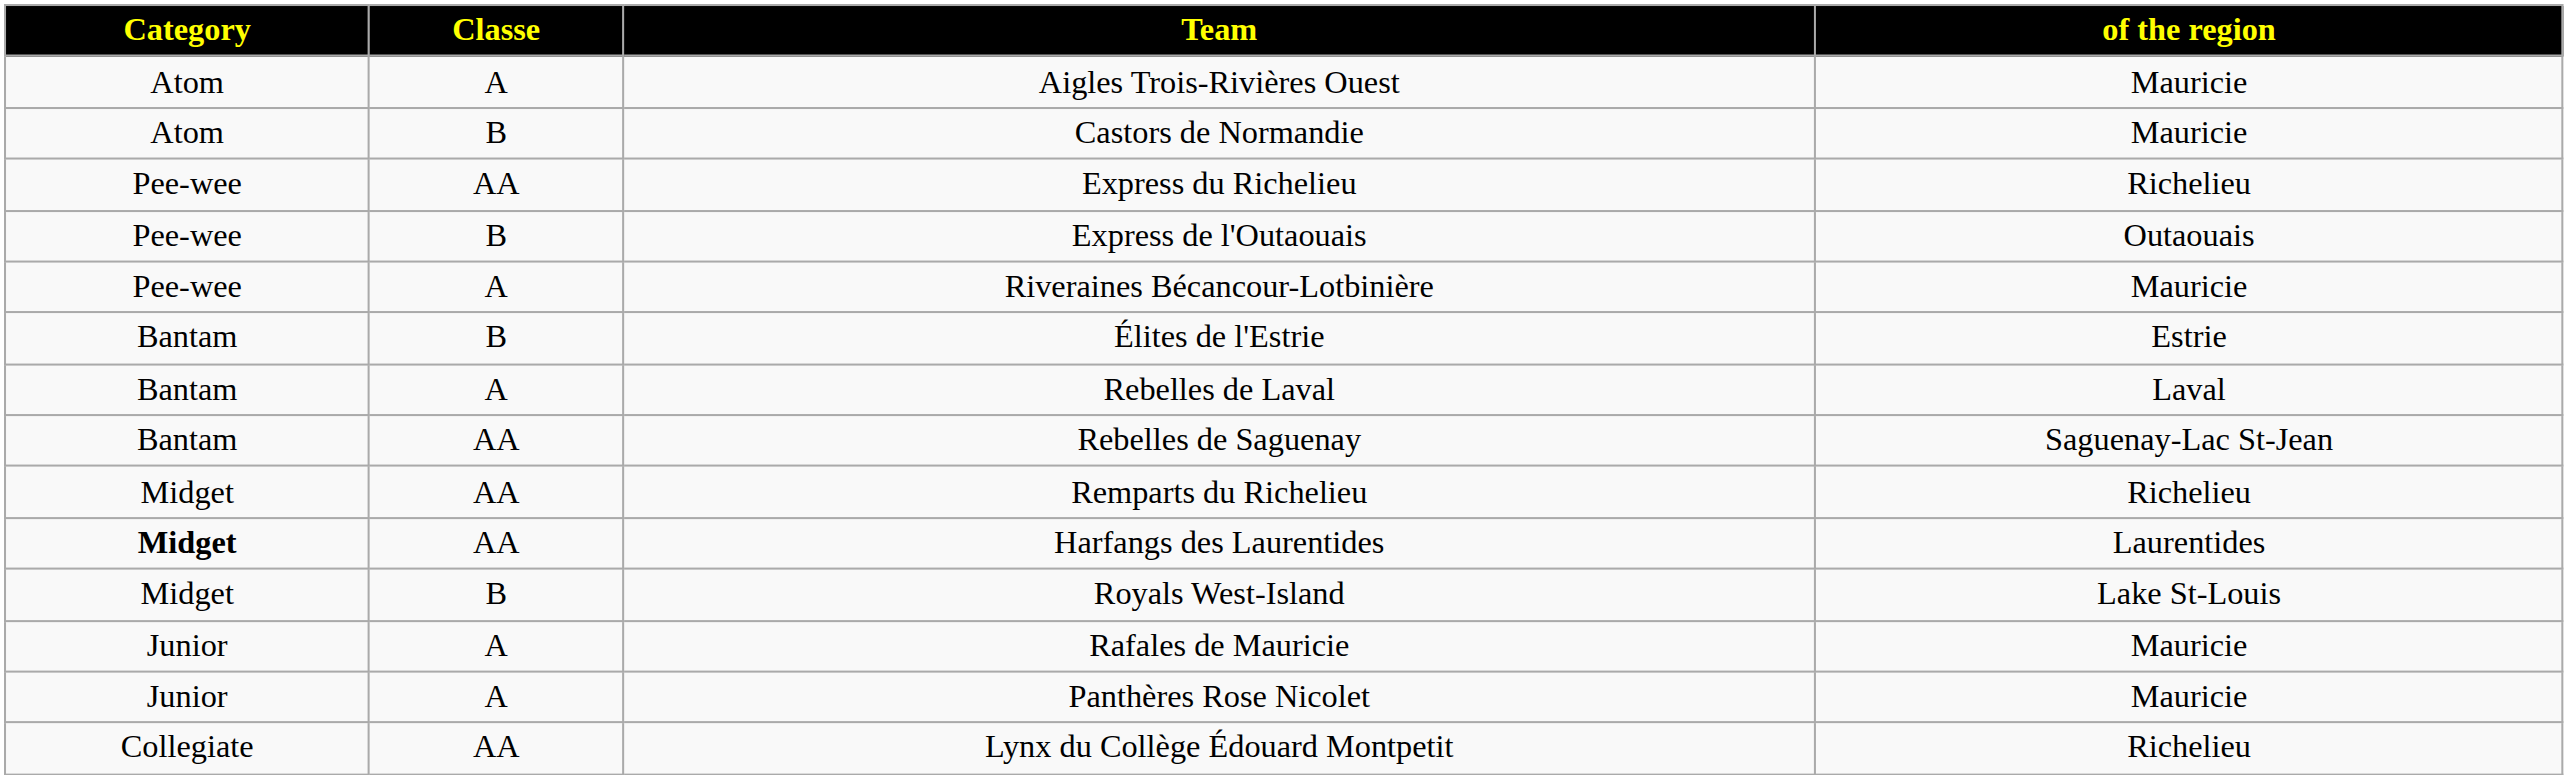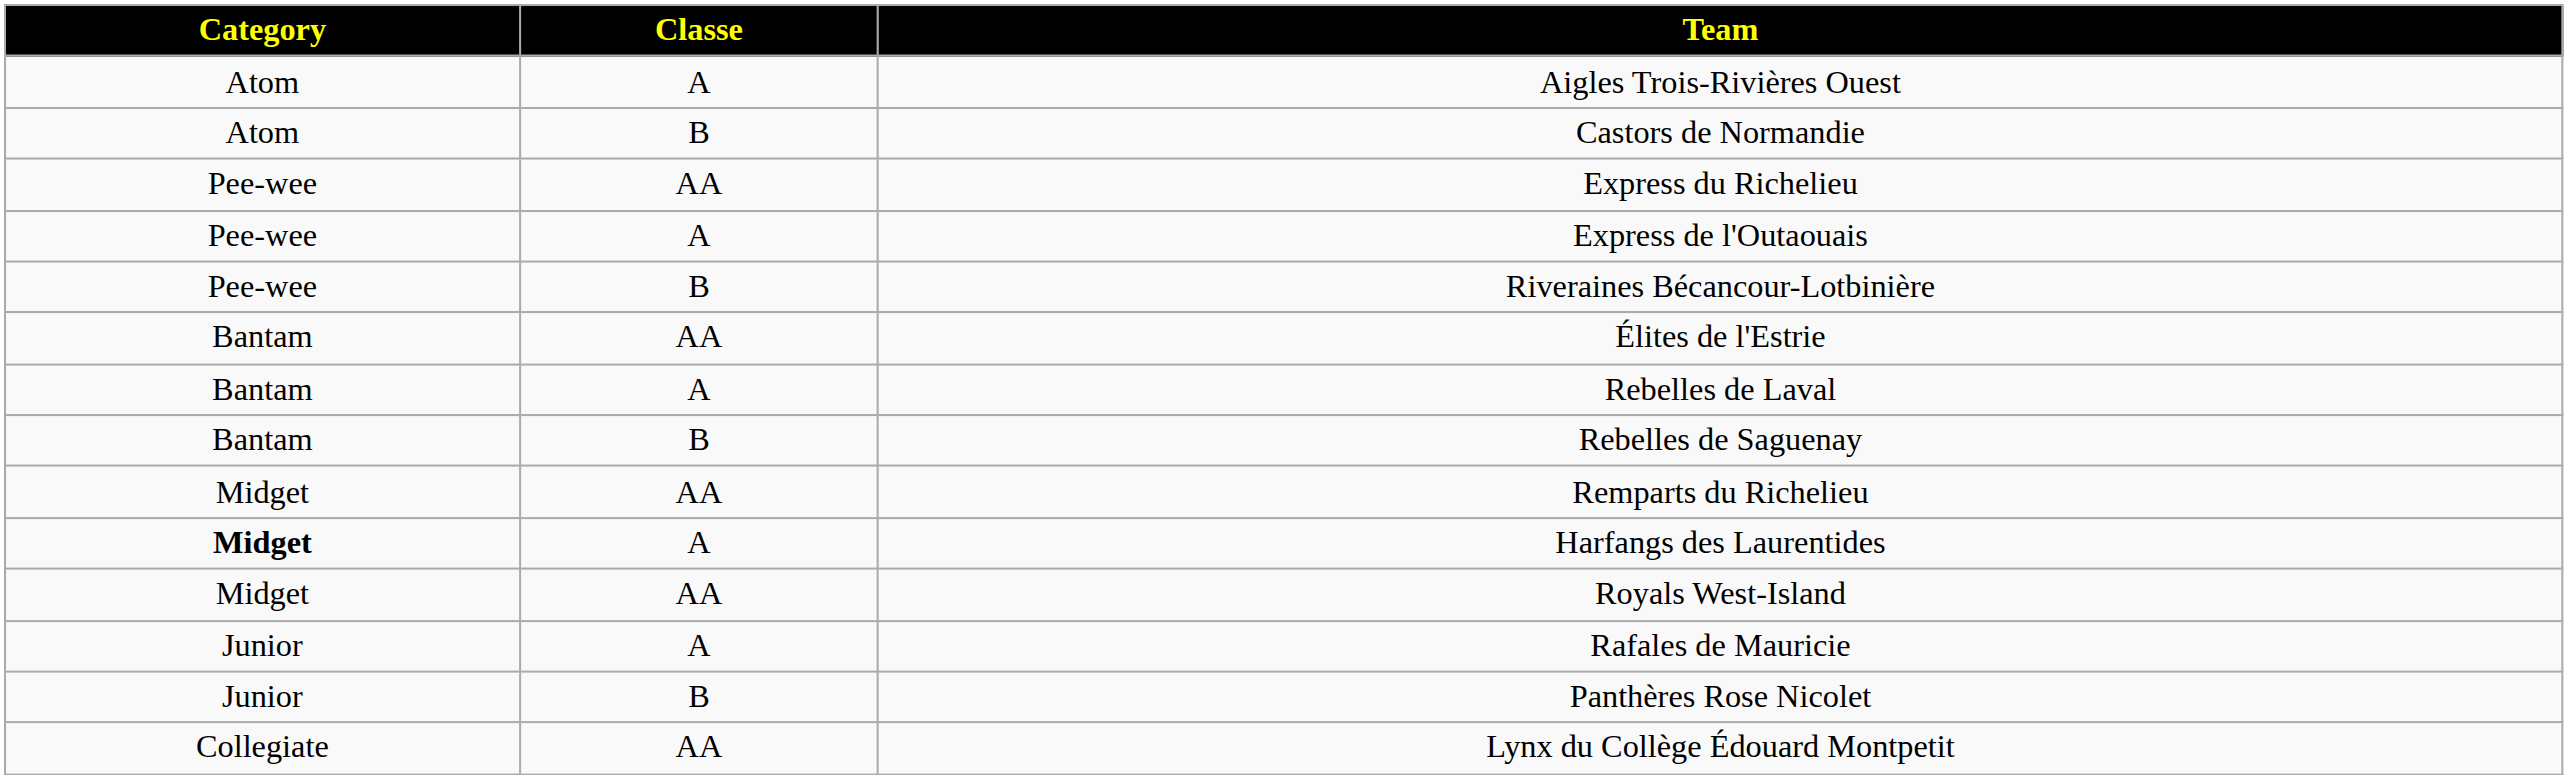- column: (2189, 30)
(496, 235) B -> (699, 235) A
(496, 286) A -> (699, 286) B
(496, 337) B -> (699, 337) AA
(496, 440) AA -> (699, 440) B
(496, 542) AA -> (699, 542) A
(496, 593) B -> (699, 593) AA
(496, 696) A -> (699, 696) B
